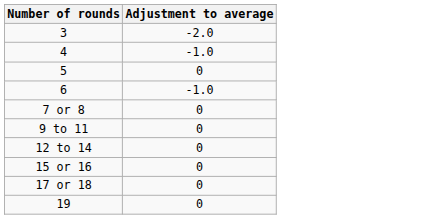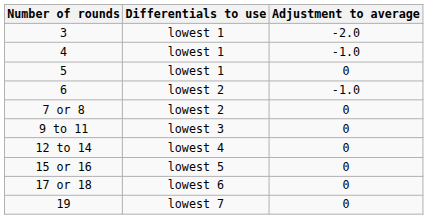+ column: (196, 14)
